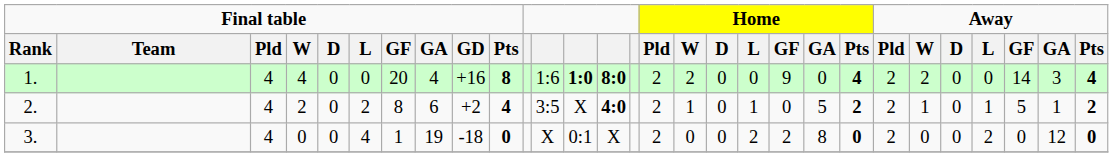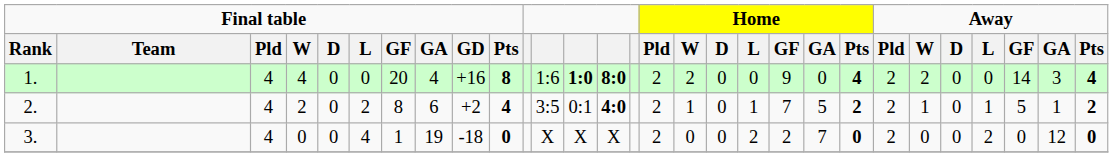(580, 107) X -> (580, 107) 0:1
(787, 107) 0 -> (787, 107) 7
(580, 136) 0:1 -> (580, 136) X
(822, 136) 8 -> (822, 136) 7
